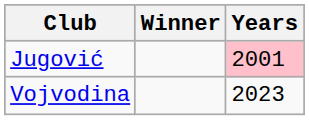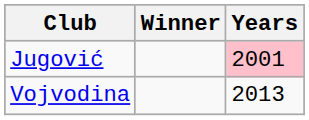(258, 95) 2023 -> (258, 95) 2013
